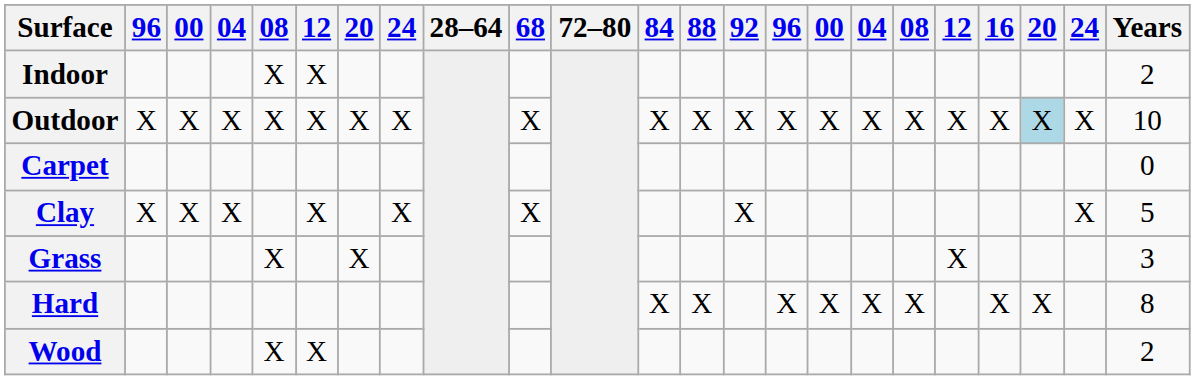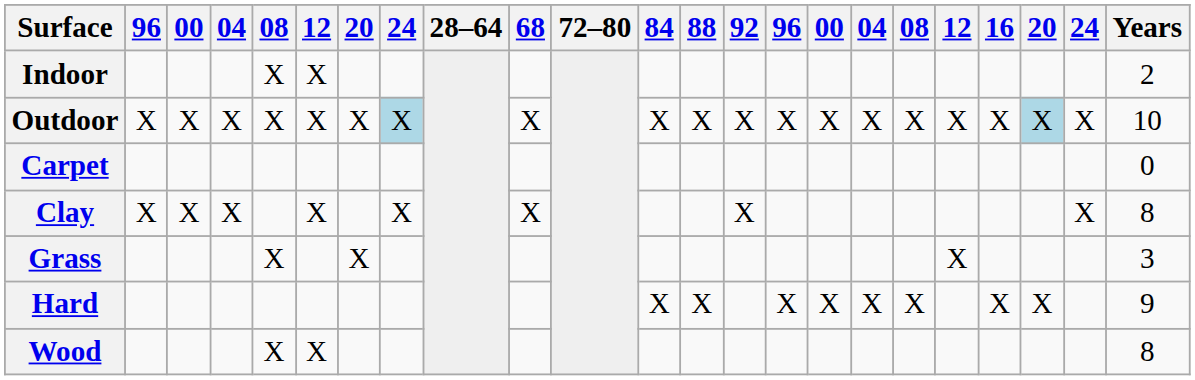(402, 119) no background -> (402, 119) lightblue background
(1147, 212) 5 -> (1147, 212) 8
(1147, 304) 8 -> (1147, 304) 9
(1147, 350) 2 -> (1147, 350) 8
